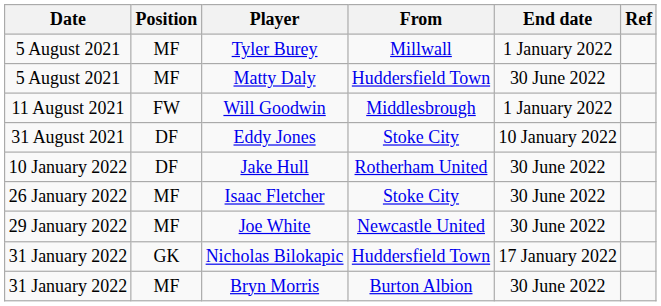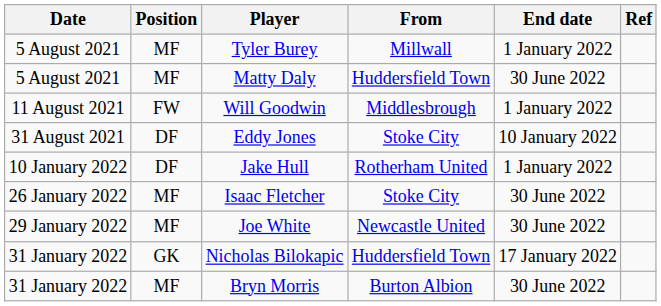(558, 167) 30 June 2022 -> (558, 167) 1 January 2022
